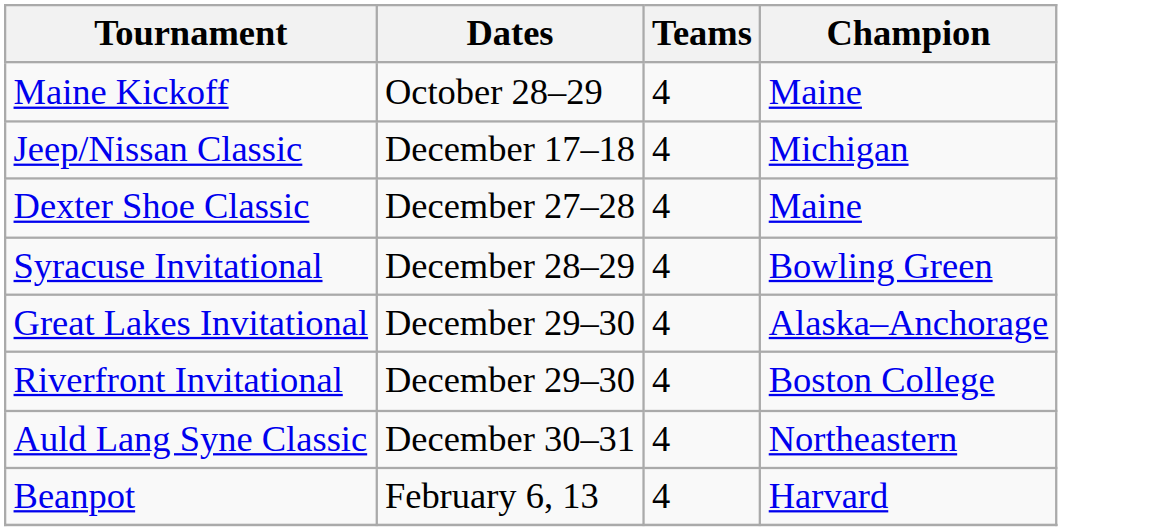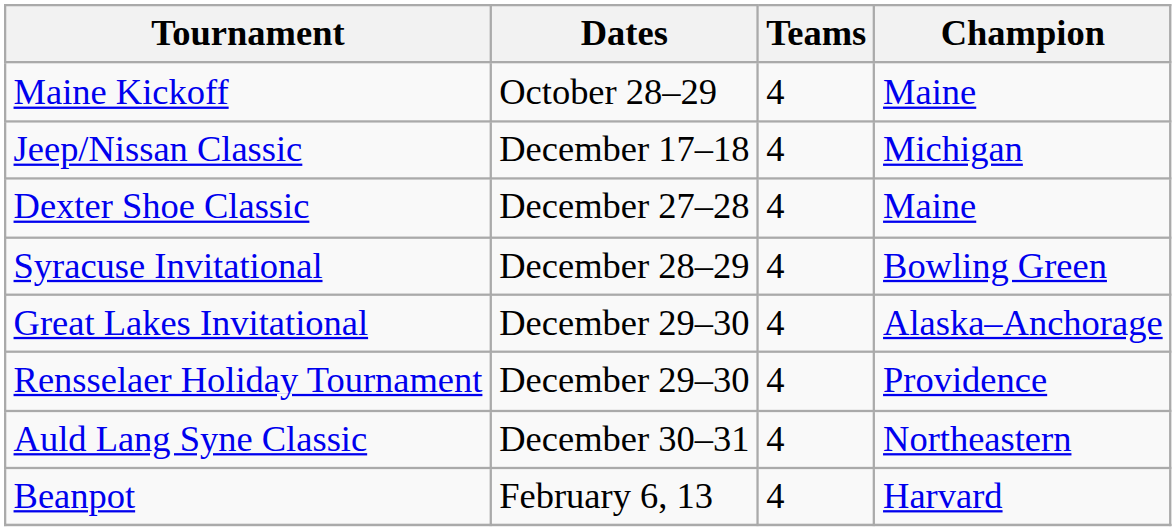+ row: (248, 380)
- row: (178, 380)
